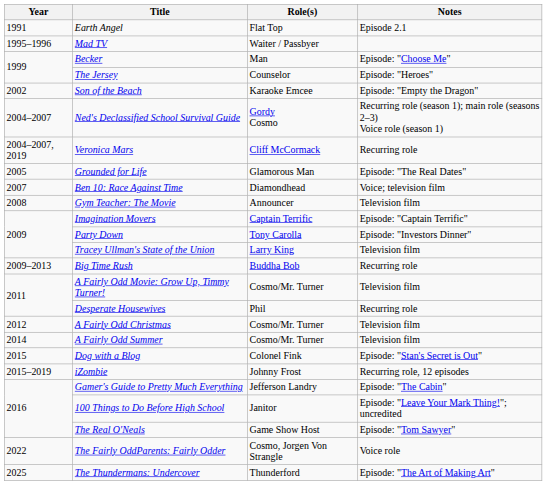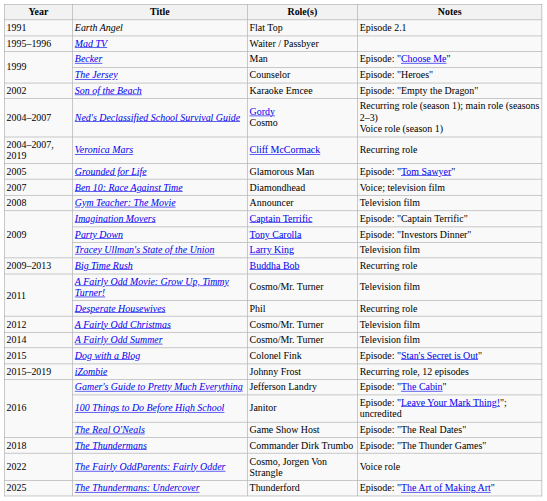(413, 171) Episode: "The Real Dates" -> (408, 171) Episode: "Tom Sawyer"
(408, 430) Episode: "Tom Sawyer" -> (413, 430) Episode: "The Real Dates"
+ row: (111, 445)
